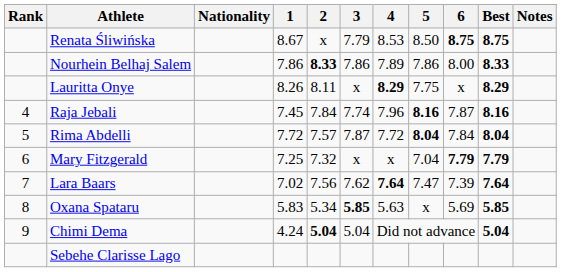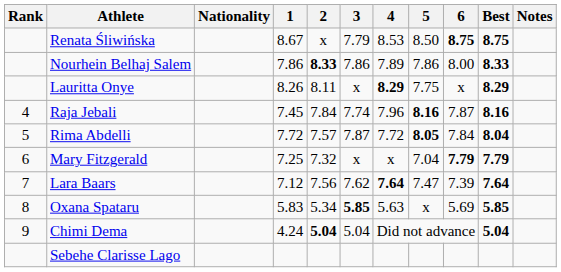(426, 135) 8.04 -> (426, 135) 8.05
(290, 183) 7.02 -> (290, 183) 7.12
